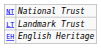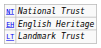rows swapped: (10, 37) <-> (10, 24)
